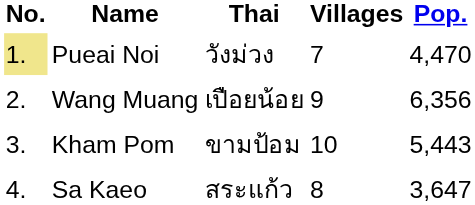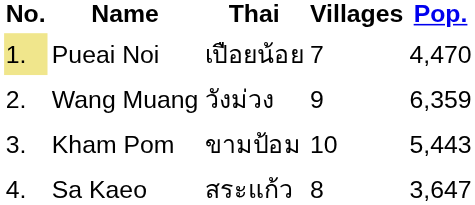(239, 54) วังม่วง -> (254, 54) เปือยน้อย
(254, 99) เปือยน้อย -> (239, 99) วังม่วง
(441, 98) 6,356 -> (441, 98) 6,359
